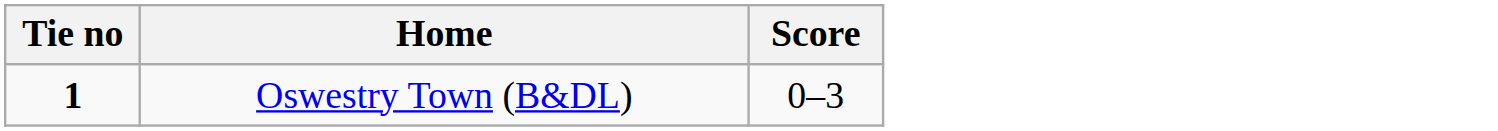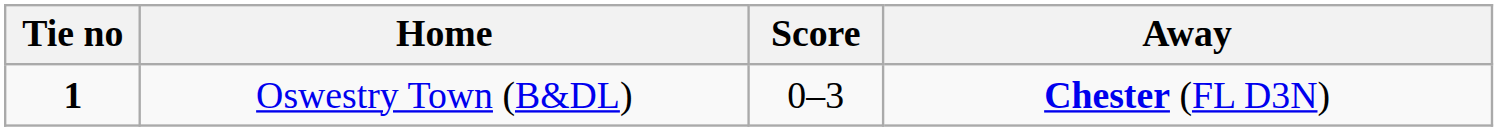+ column: (1187, 34)
